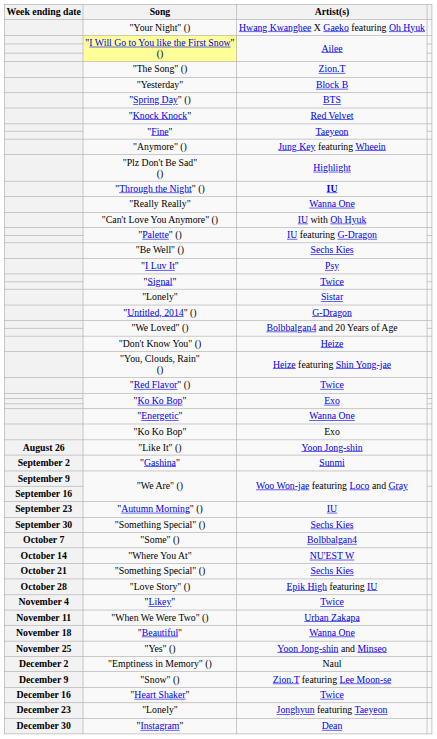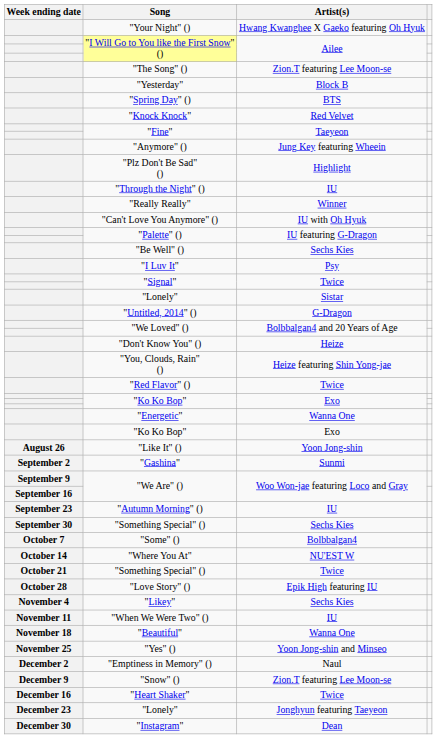(332, 69) Zion.T -> (332, 69) Zion.T featuring Lee Moon-se
(332, 188) bold -> (332, 188) normal
(332, 204) Wanna One -> (332, 204) Winner
(332, 571) Sechs Kies -> (332, 571) Twice
(332, 602) Twice -> (332, 602) Sechs Kies
(332, 617) Urban Zakapa -> (332, 617) IU
